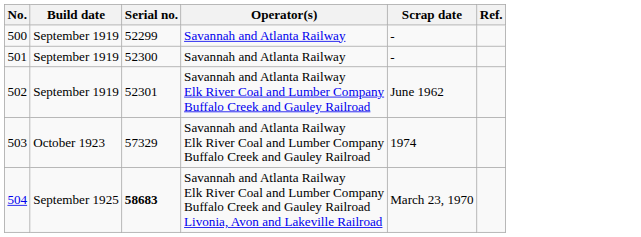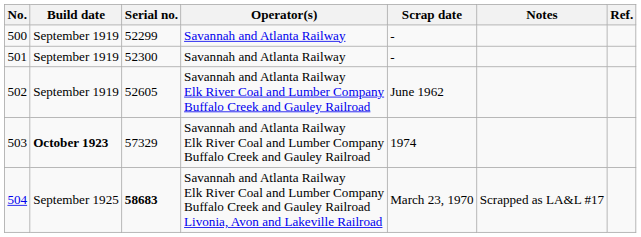+ column: (542, 14)
(141, 92) 52301 -> (141, 92) 52605
(69, 142) normal -> (71, 142) bold
